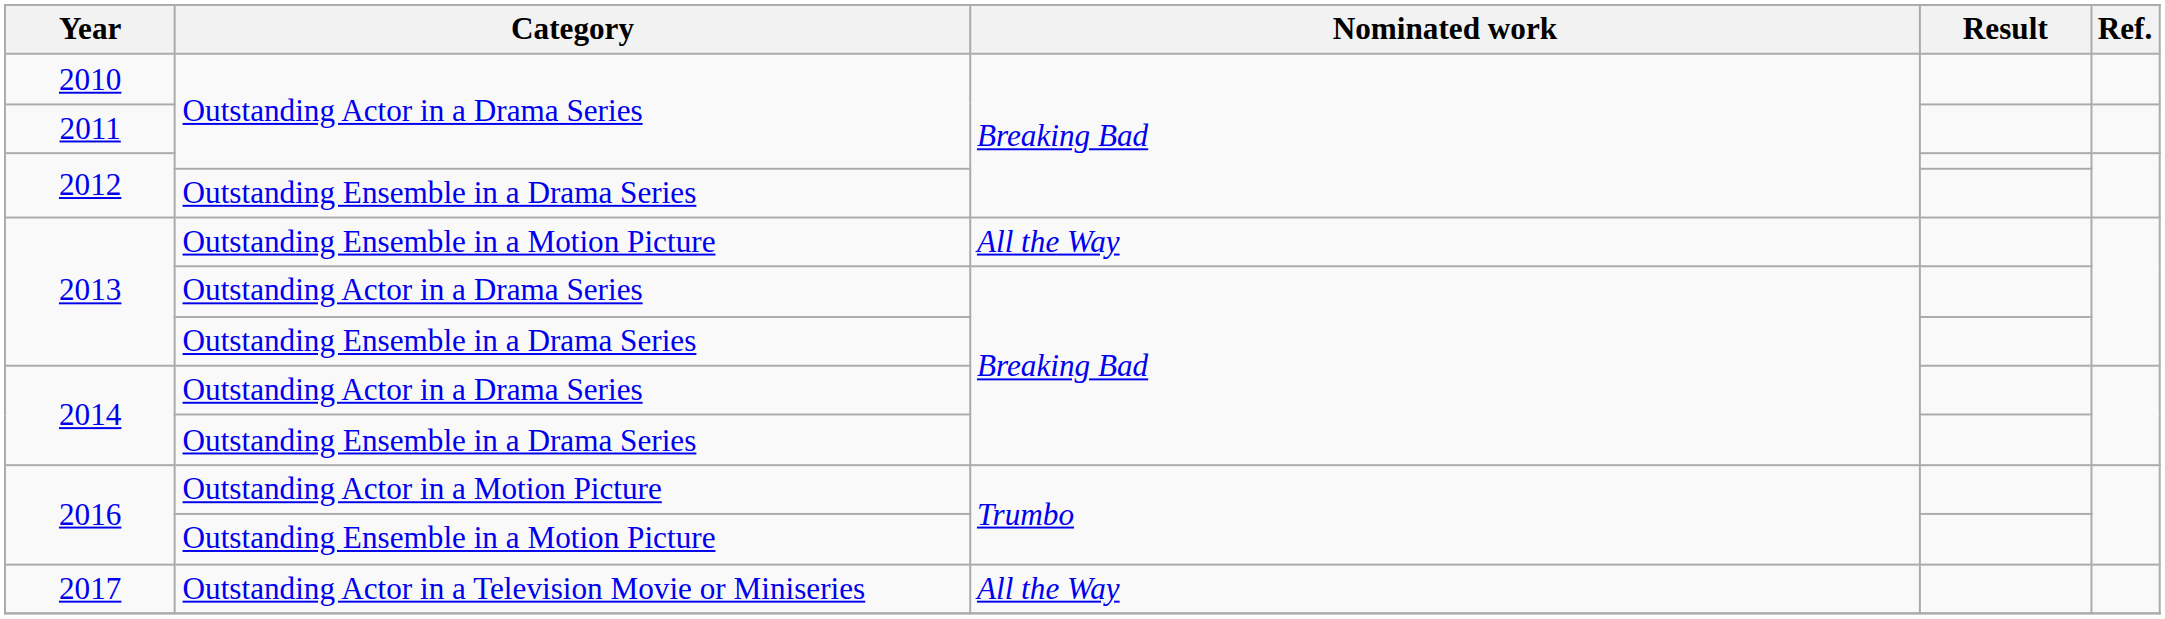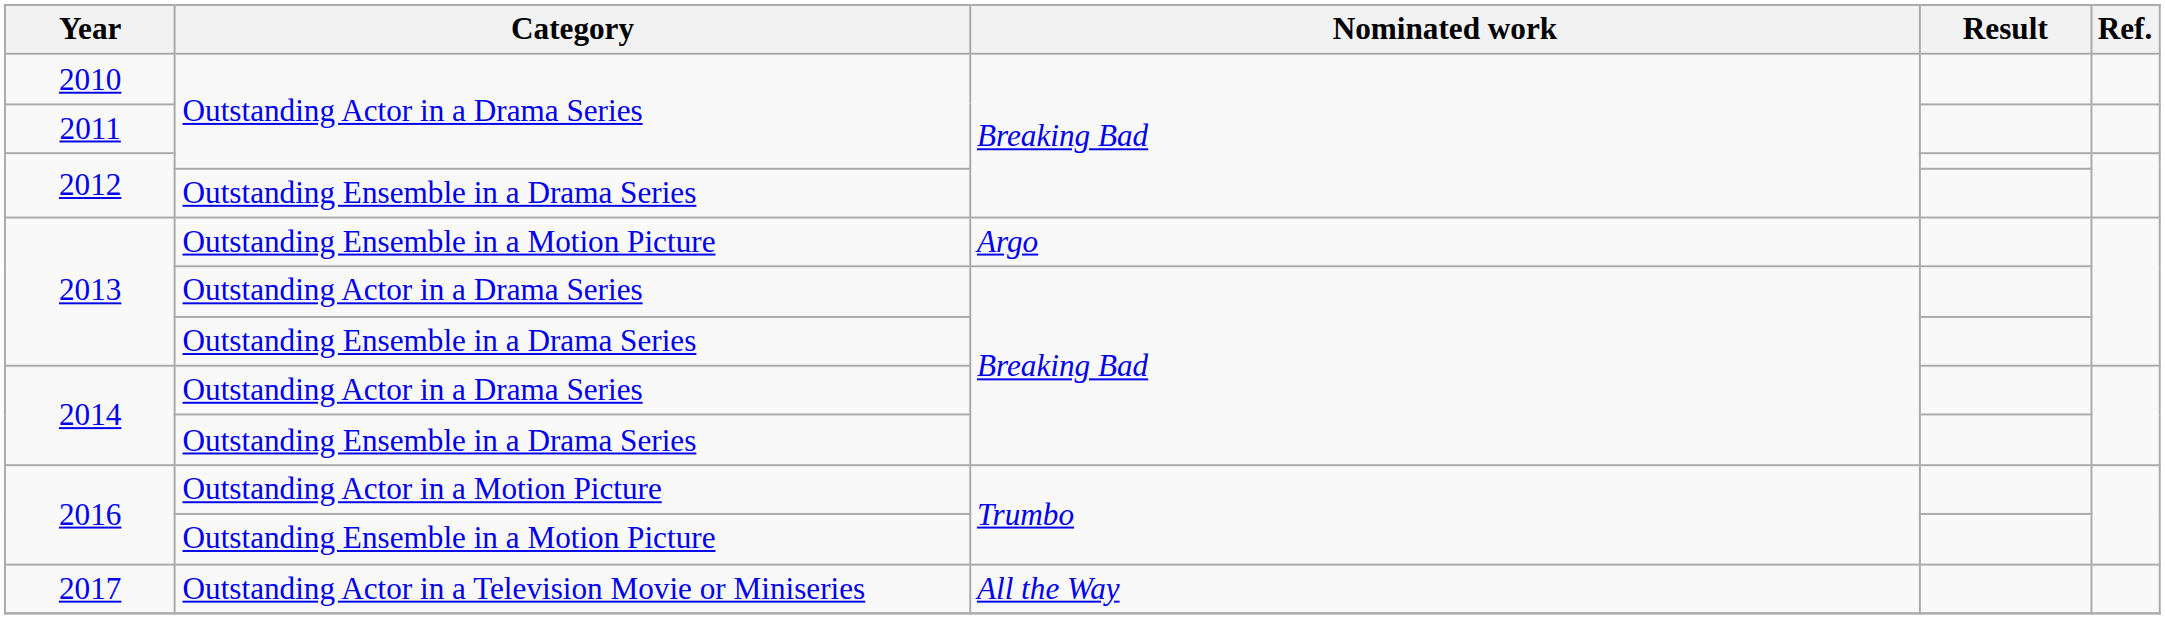(1048, 241) All the Way -> (1008, 241) Argo
